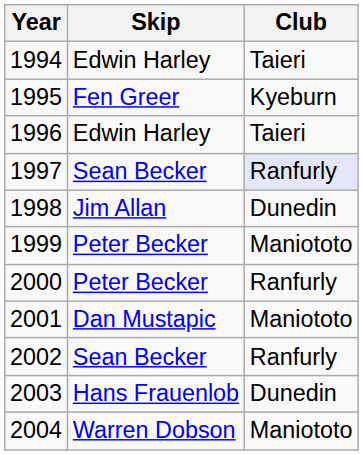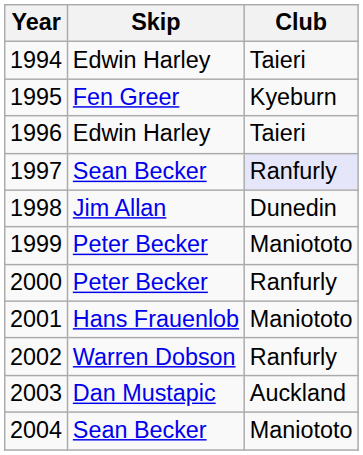(144, 319) Dan Mustapic -> (156, 319) Hans Frauenlob
(140, 356) Sean Becker -> (154, 356) Warren Dobson
(156, 393) Hans Frauenlob -> (144, 393) Dan Mustapic
(293, 393) Dunedin -> (298, 393) Auckland
(154, 430) Warren Dobson -> (140, 430) Sean Becker
